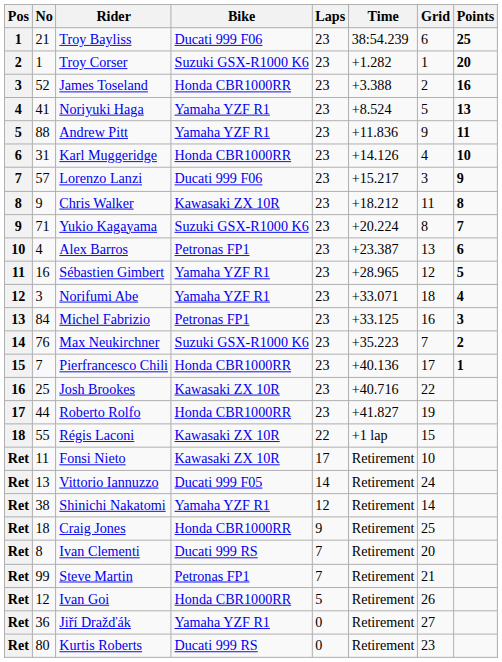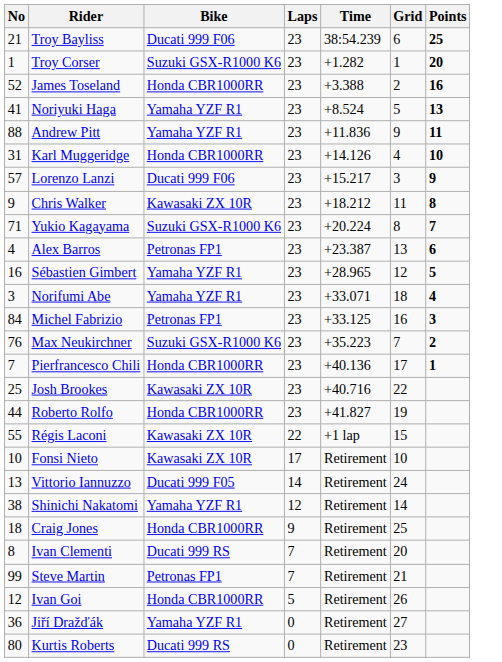- column: (18, 16)
(42, 459) 11 -> (15, 459) 10
